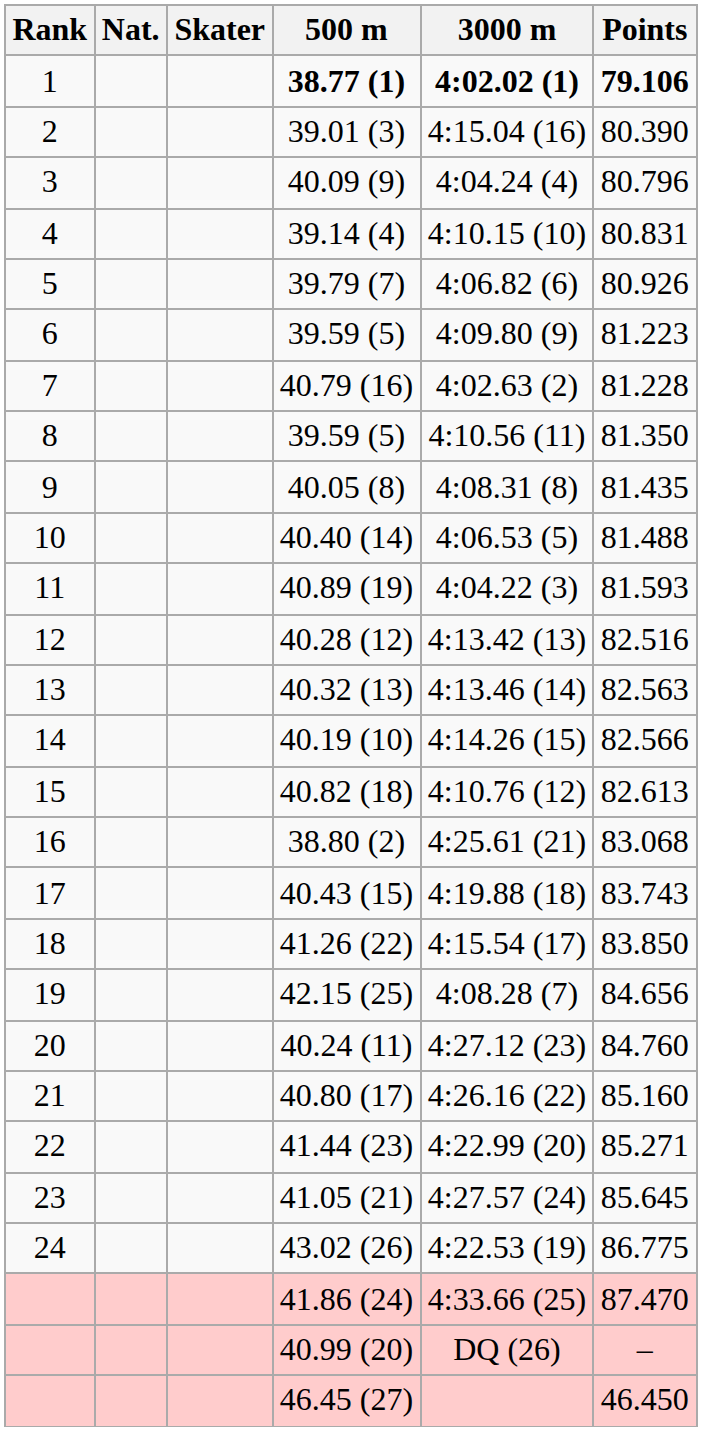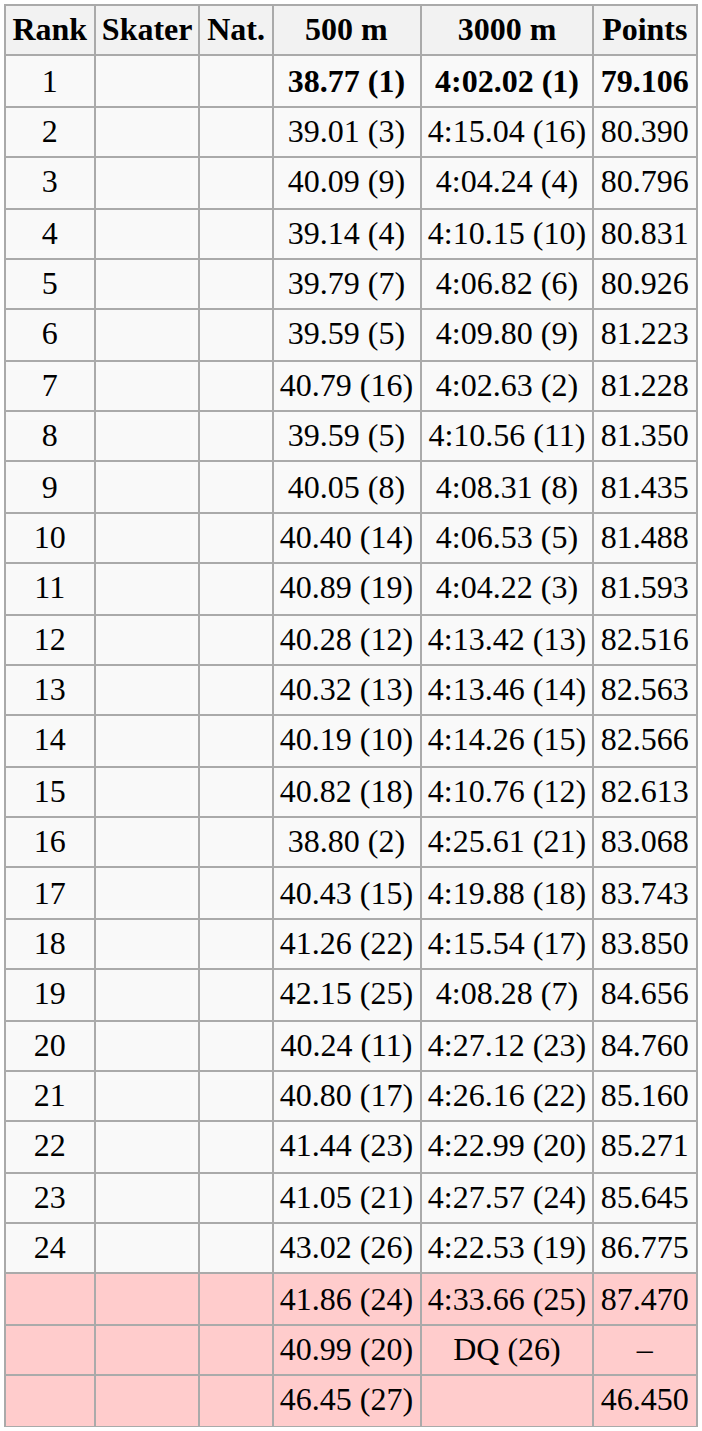columns swapped: (220, 29) <-> (131, 29)
